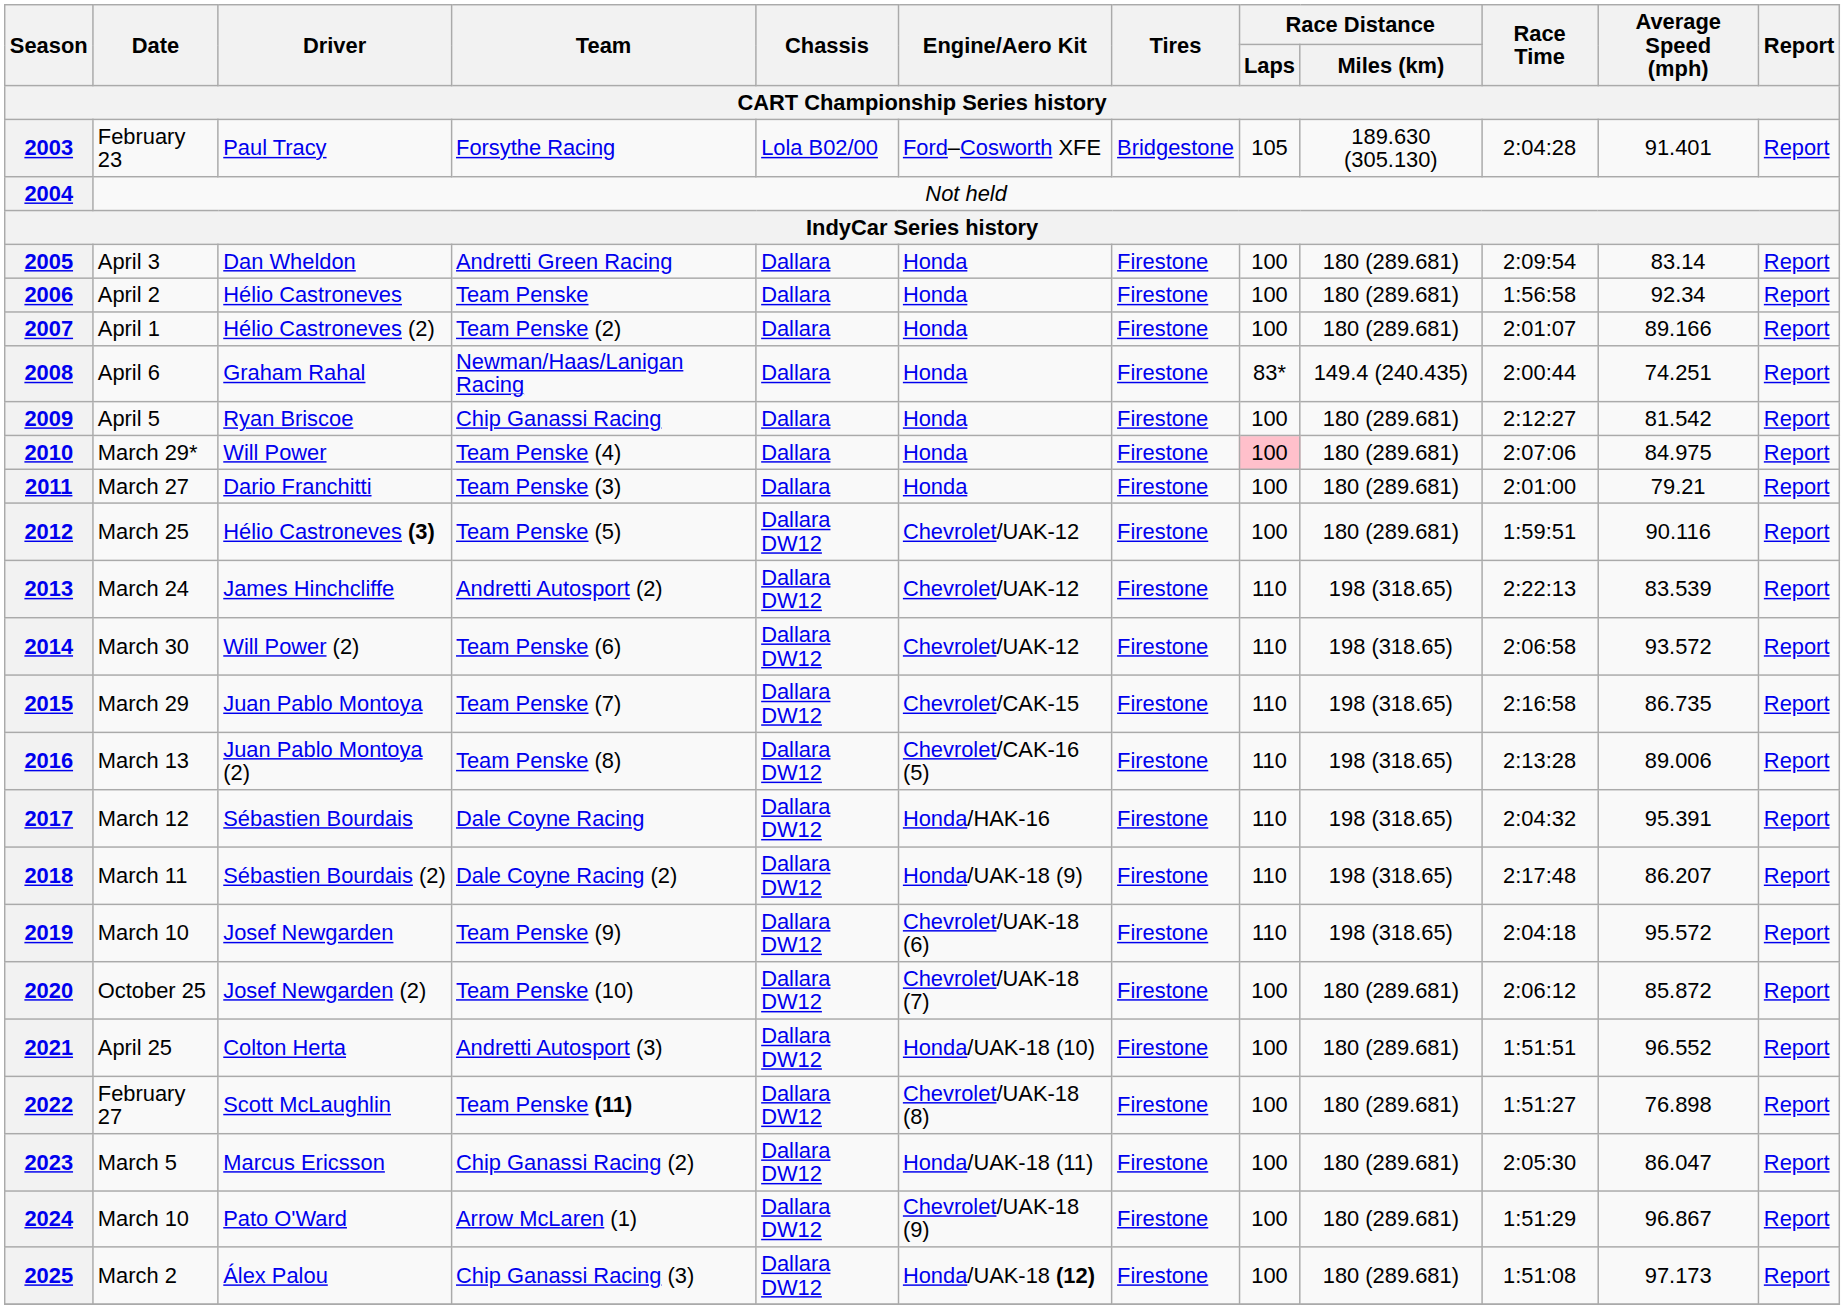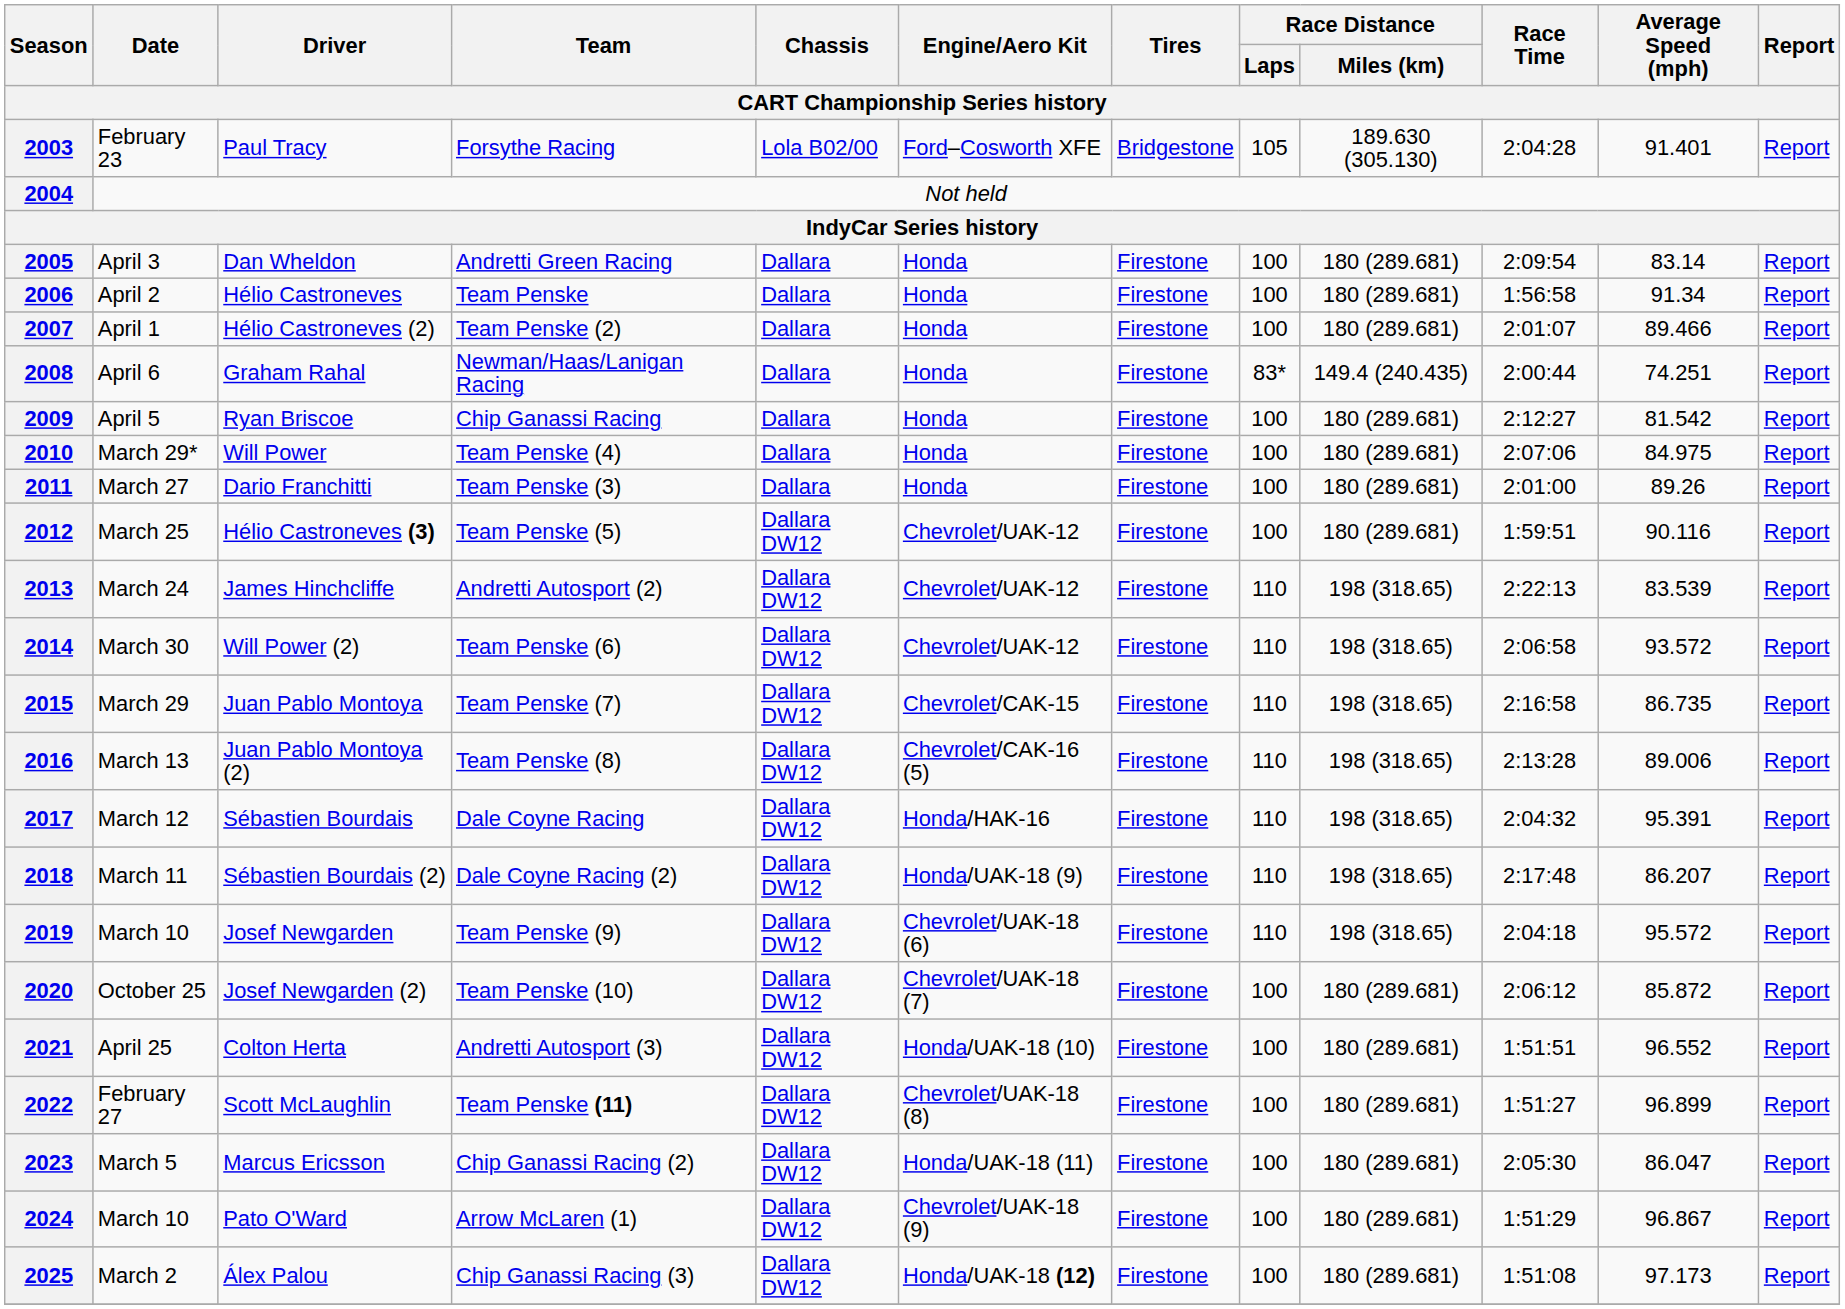(1678, 294) 92.34 -> (1678, 294) 91.34
(1678, 328) 89.166 -> (1678, 328) 89.466
(1269, 453) pink background -> (1269, 453) no background
(1678, 486) 79.21 -> (1678, 486) 89.26
(1678, 1104) 76.898 -> (1678, 1104) 96.899
